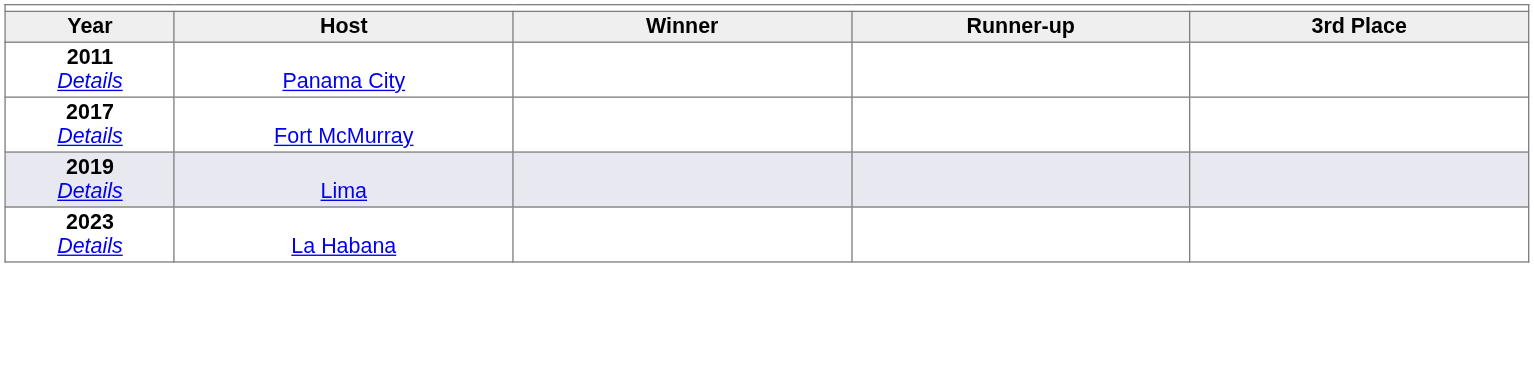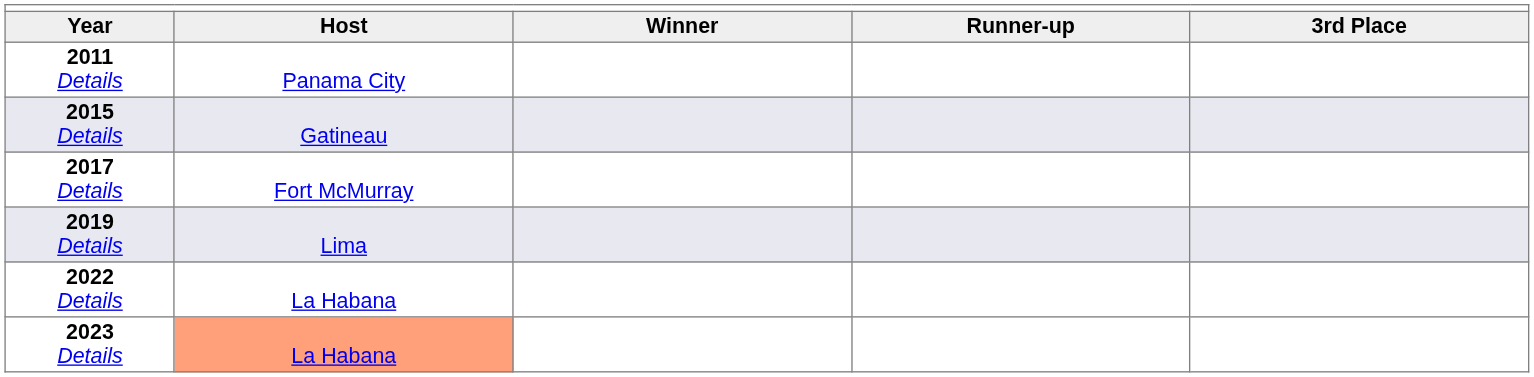+ row: (90, 124)
+ row: (90, 289)
(344, 246) no background -> (344, 356) lightsalmon background
